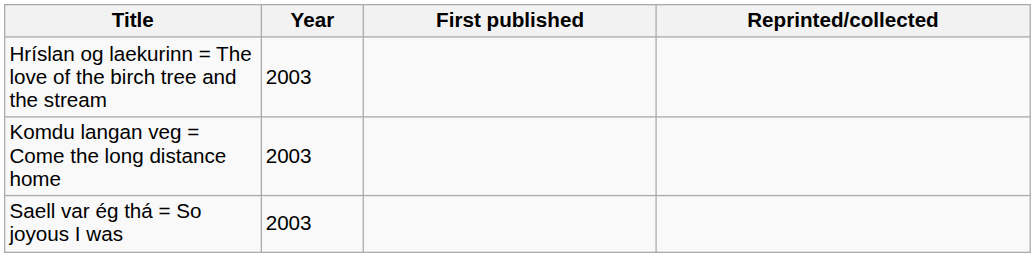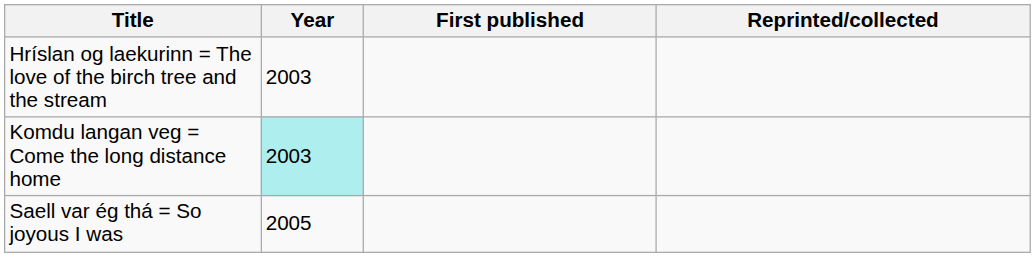(289, 155) no background -> (289, 155) paleturquoise background
(289, 223) 2003 -> (289, 223) 2005
